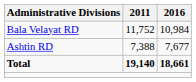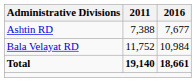rows swapped: (30, 47) <-> (43, 30)
